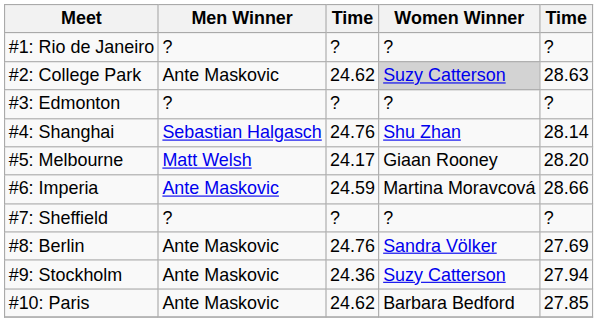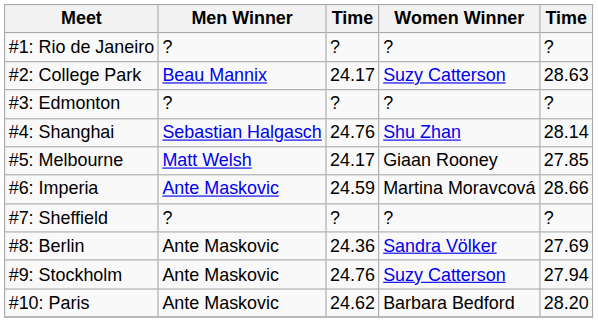(221, 75) Ante Maskovic -> (215, 75) Beau Mannix
(352, 75) 24.62 -> (352, 75) 24.17
(444, 75) lightgrey background -> (444, 75) no background
(566, 160) 28.20 -> (566, 160) 27.85
(352, 246) 24.76 -> (352, 246) 24.36
(352, 274) 24.36 -> (352, 274) 24.76
(566, 302) 27.85 -> (566, 302) 28.20
